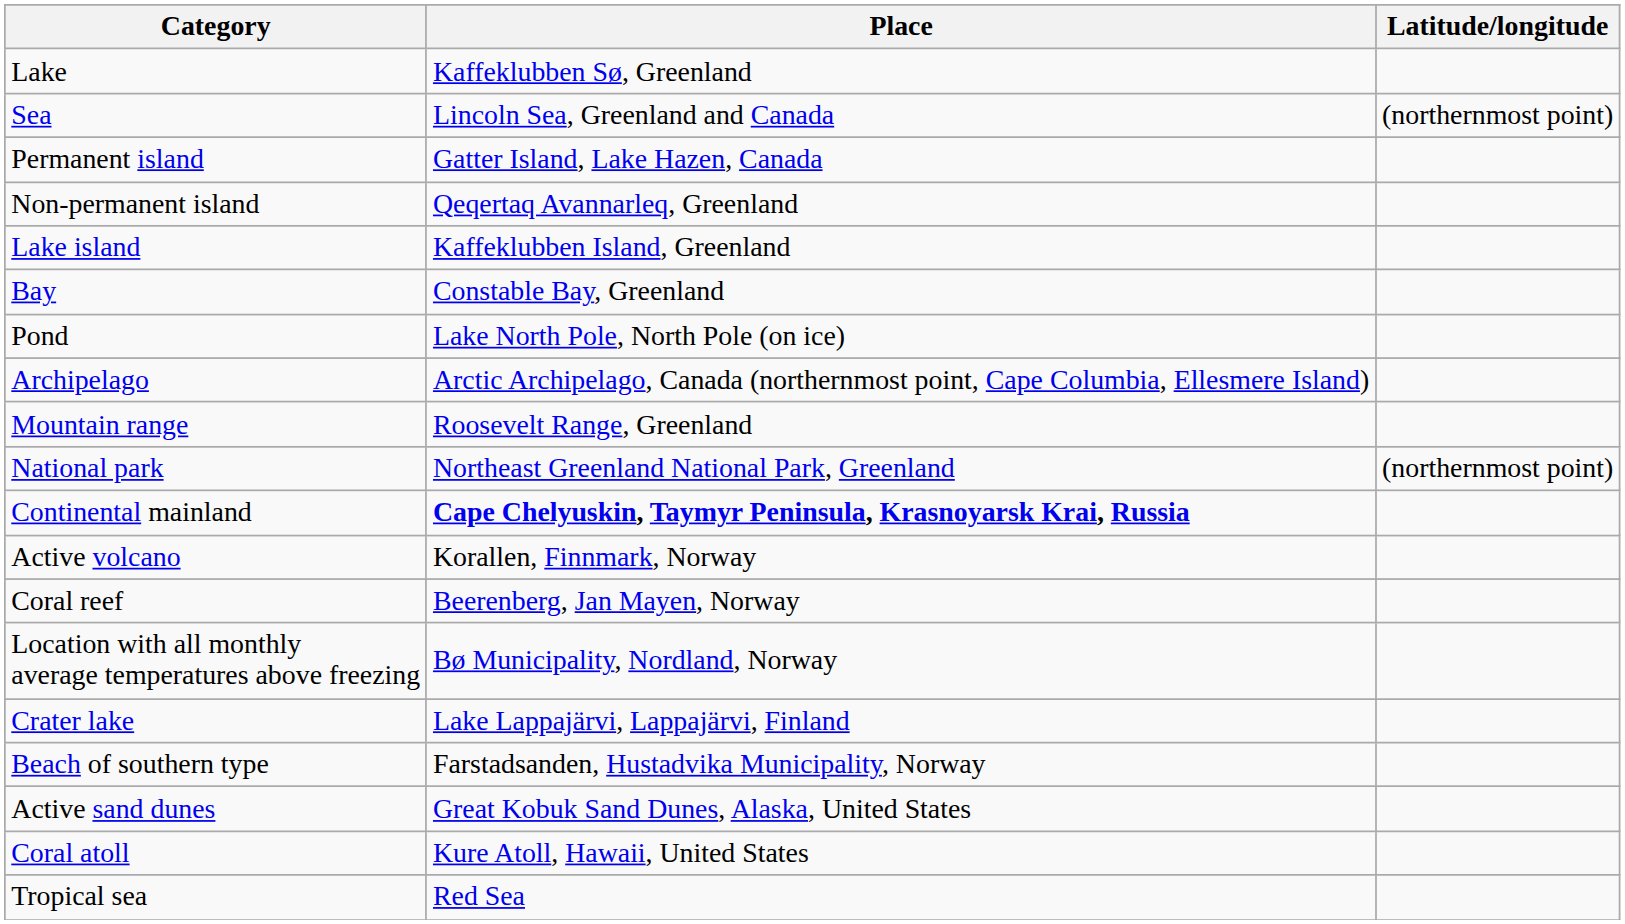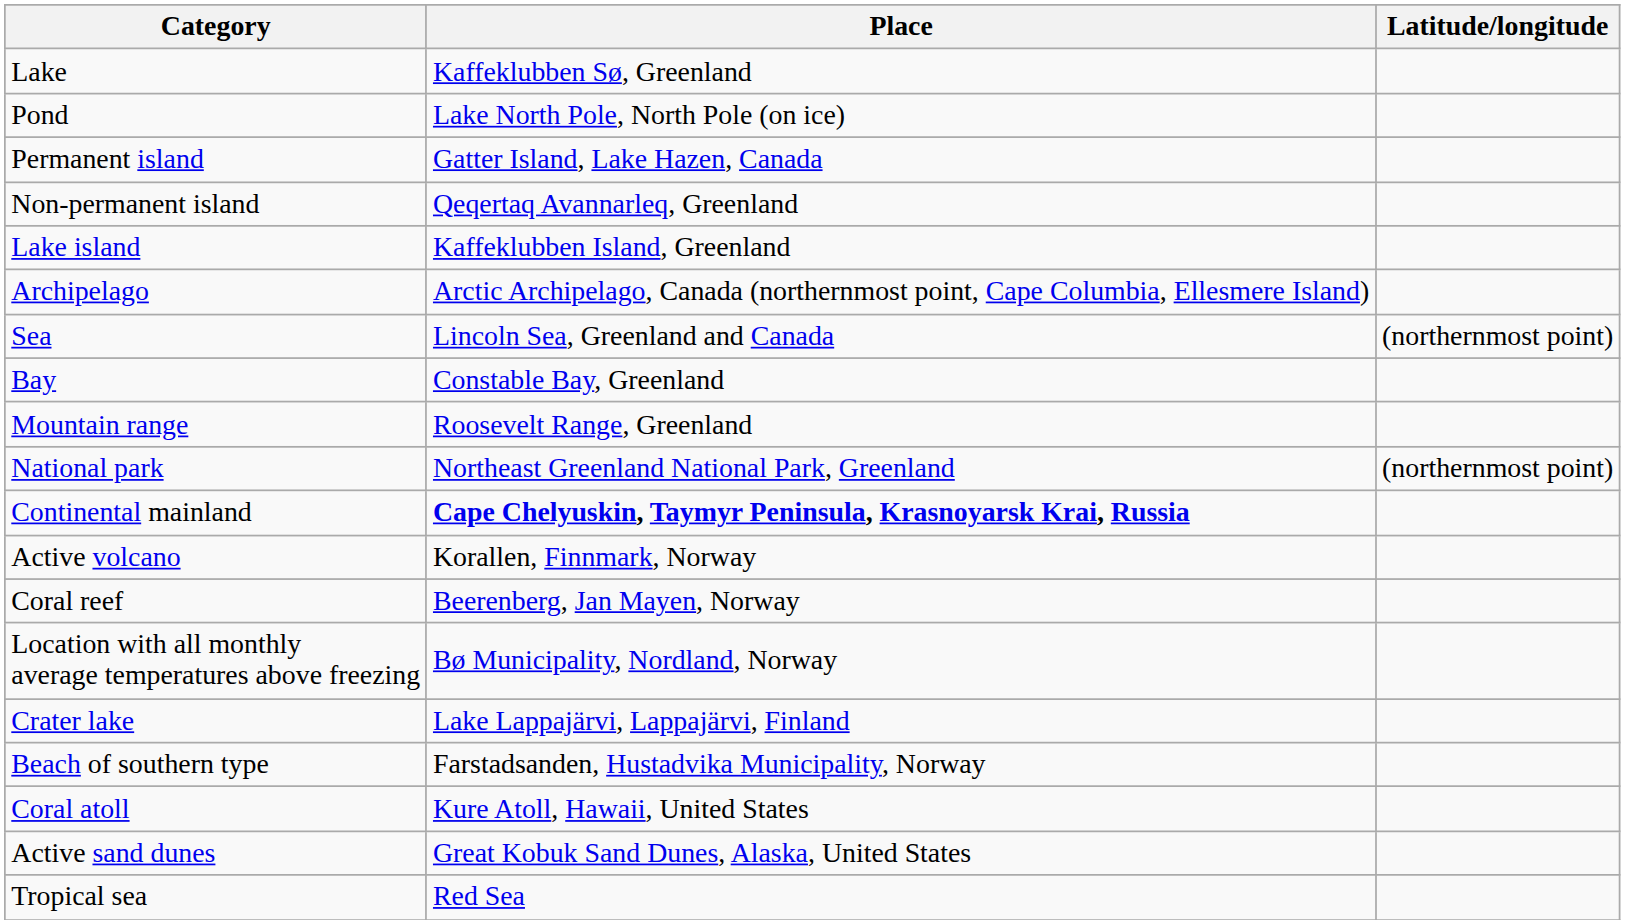rows swapped: (40, 335) <-> (31, 114)
rows swapped: (80, 379) <-> (34, 291)
rows swapped: (113, 808) <-> (70, 852)
